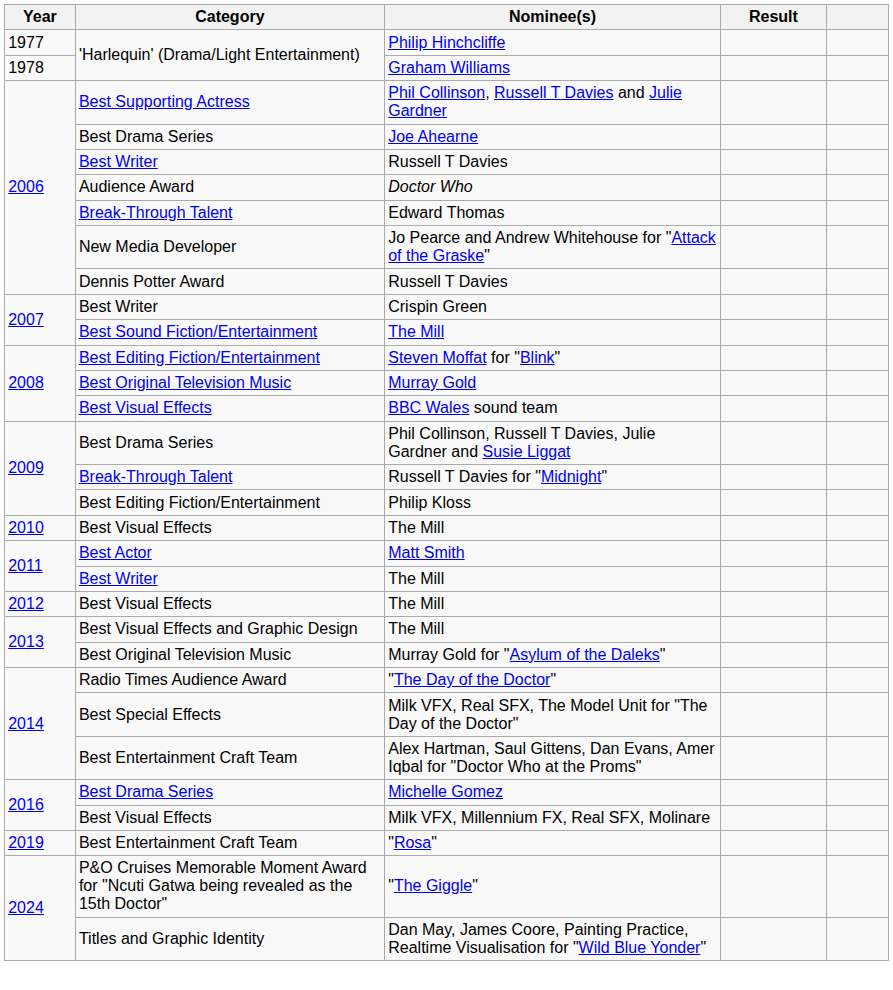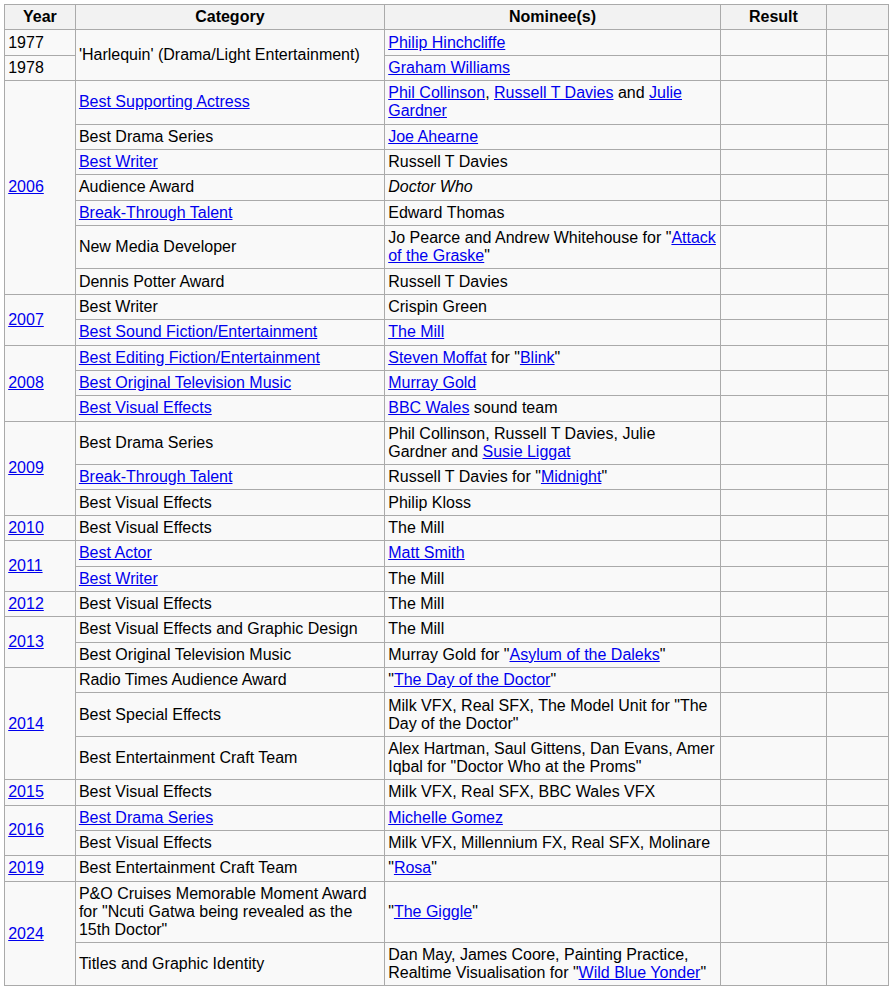(199, 502) Best Editing Fiction/Entertainment -> (145, 502) Best Visual Effects
+ row: (26, 792)
